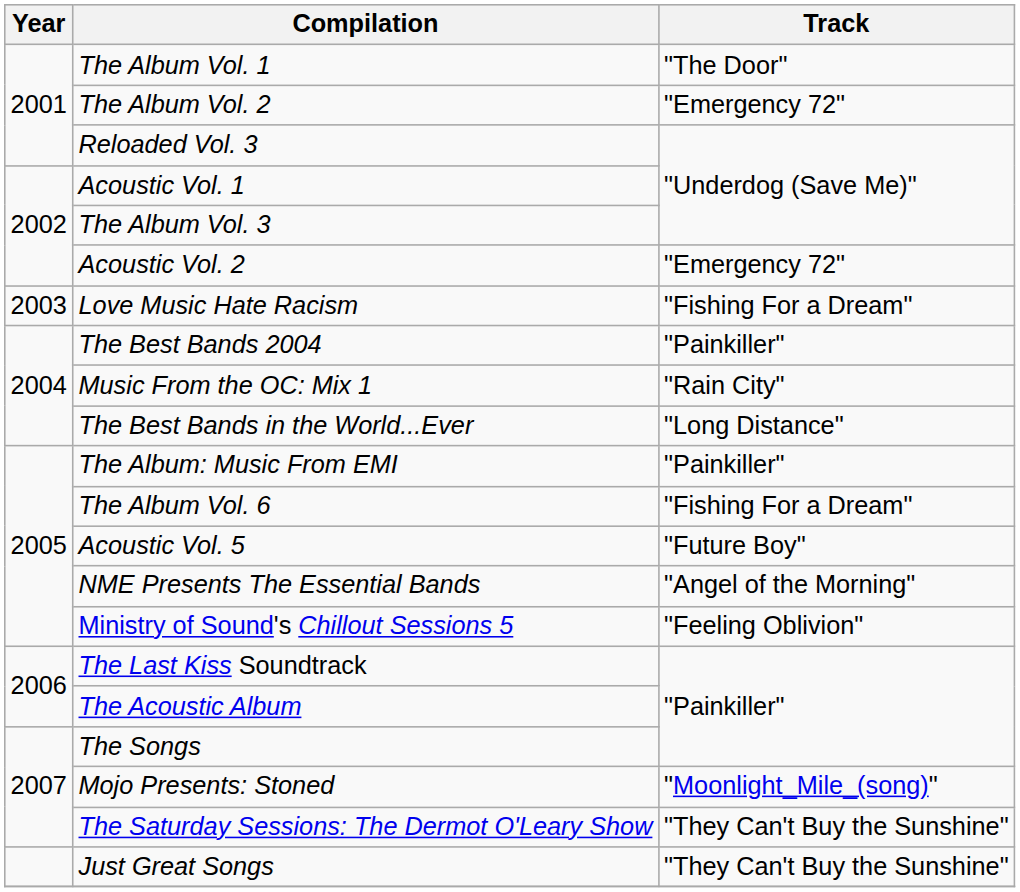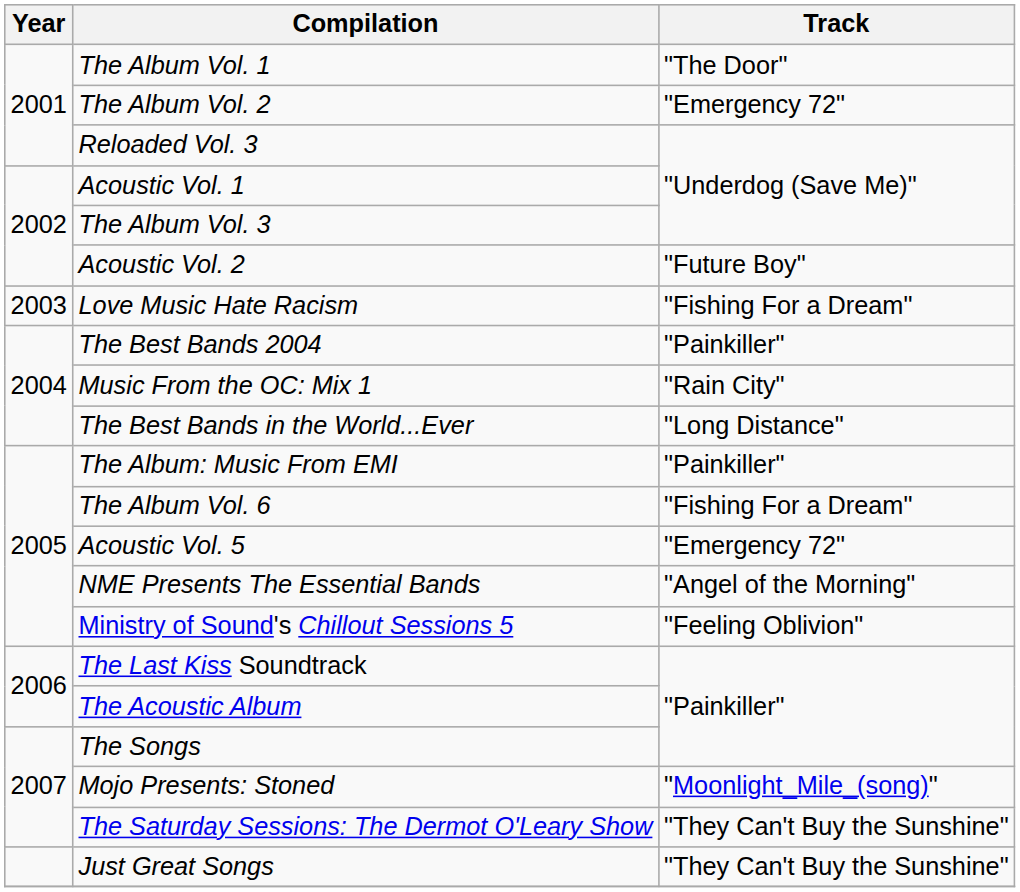(755, 265) "Emergency 72" -> (735, 265) "Future Boy"
(735, 545) "Future Boy" -> (755, 545) "Emergency 72"
